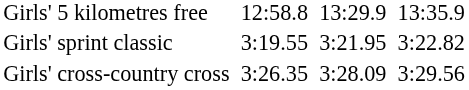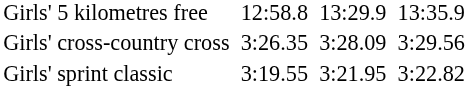rows swapped: (88, 43) <-> (116, 73)
